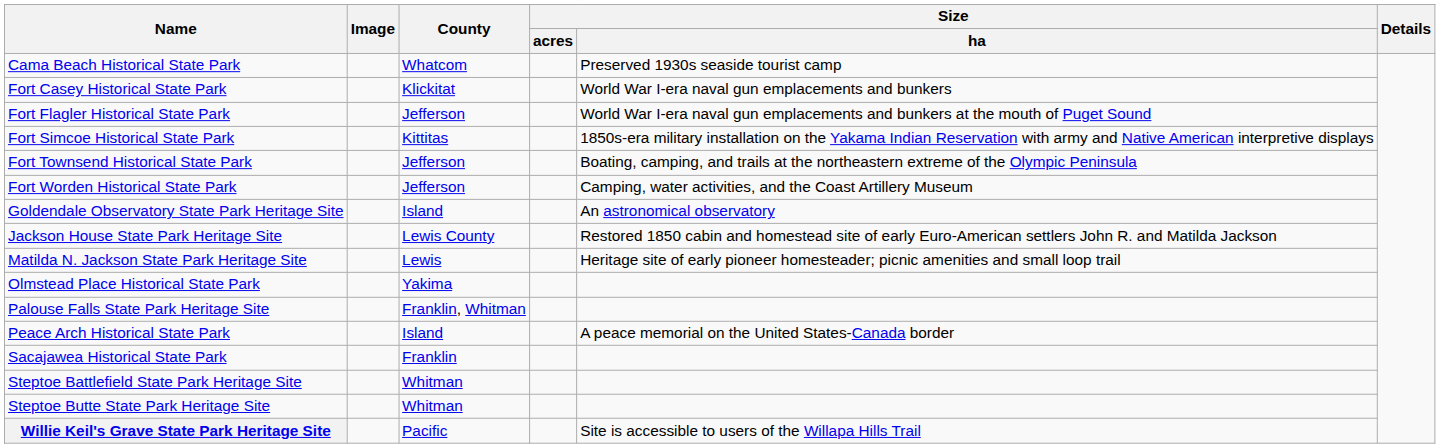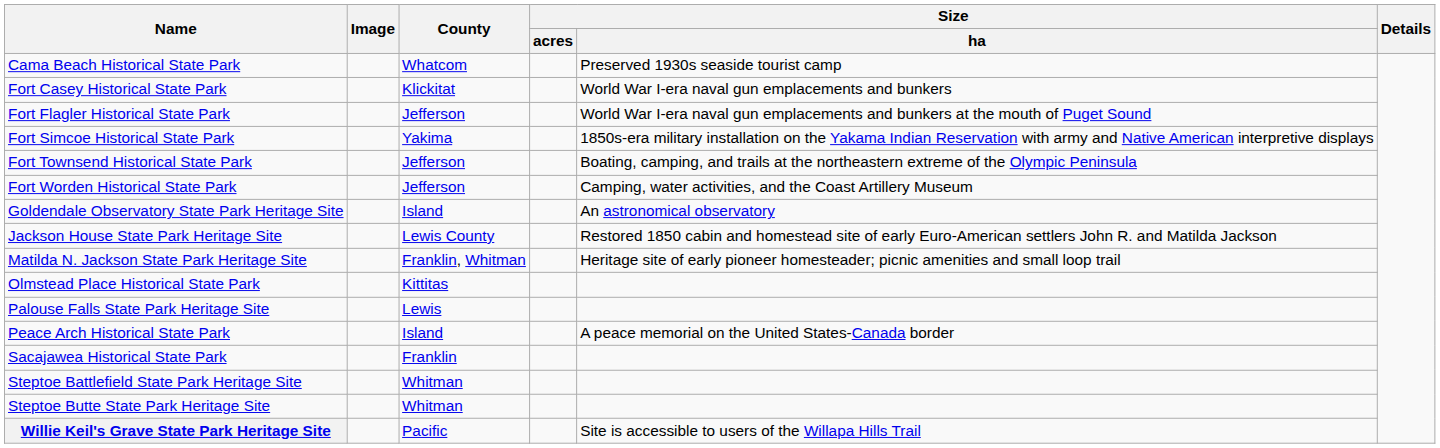(425, 138) Kittitas -> (427, 138) Yakima
(422, 260) Lewis -> (464, 260) Franklin, Whitman
(427, 284) Yakima -> (425, 284) Kittitas
(464, 308) Franklin, Whitman -> (422, 308) Lewis
